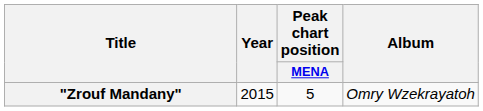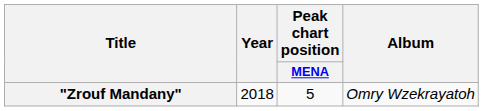(257, 94) 2015 -> (257, 94) 2018
